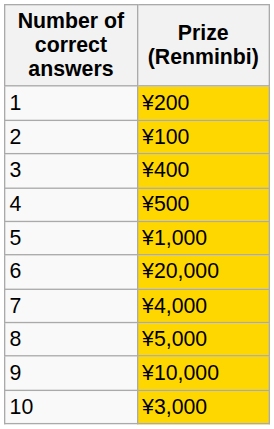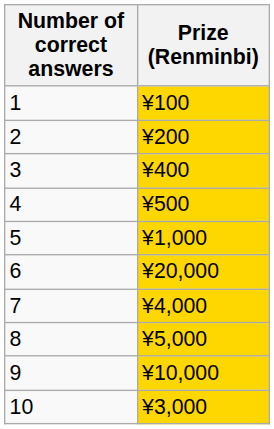(166, 103) ¥200 -> (166, 103) ¥100
(166, 136) ¥100 -> (166, 136) ¥200
